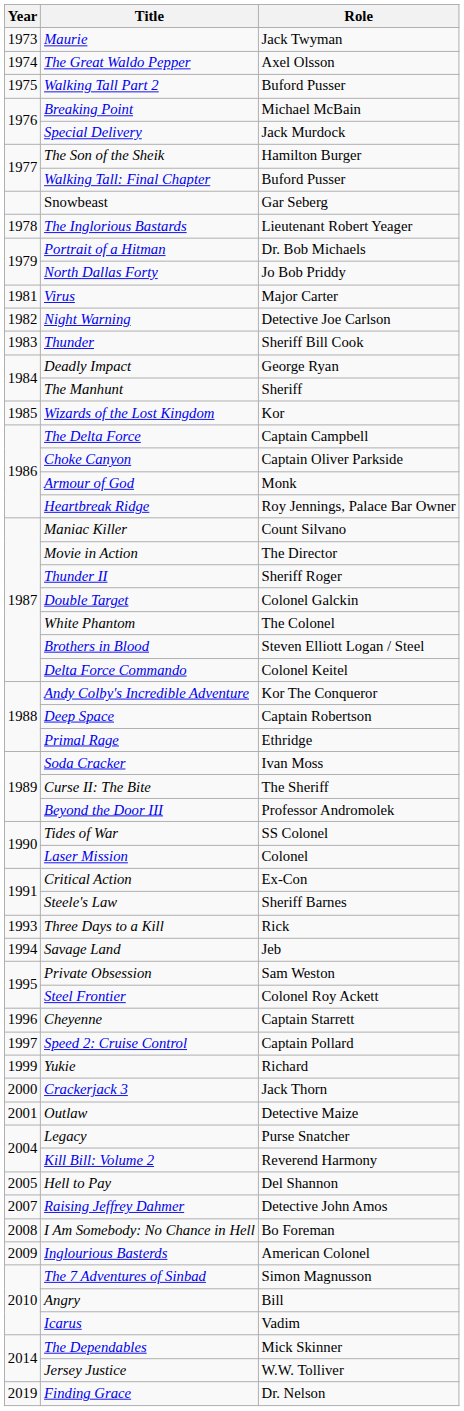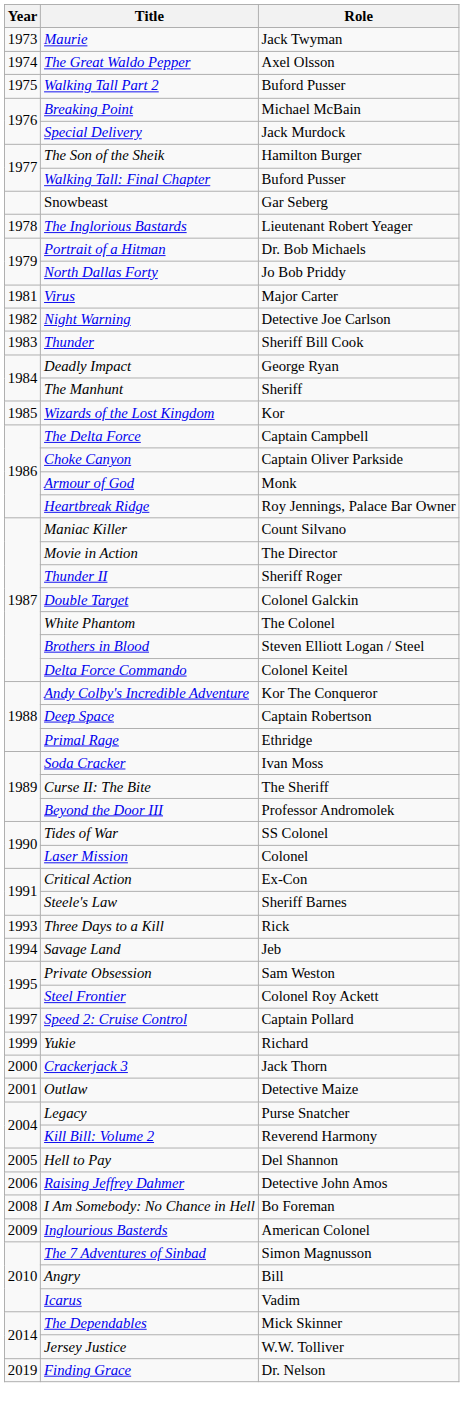- row: (73, 1020)
(23, 1206) 2007 -> (23, 1183) 2006
